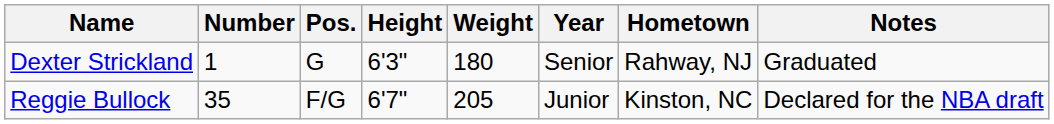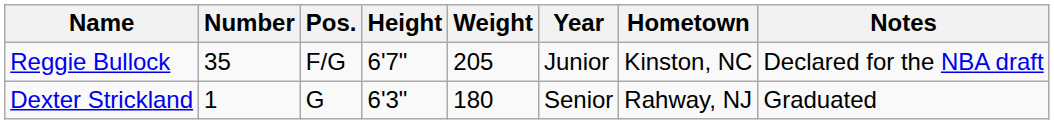rows swapped: (90, 99) <-> (102, 61)
